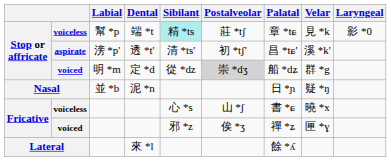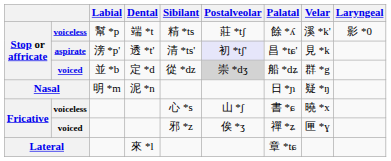(181, 31) paleturquoise background -> (181, 31) no background
(283, 31) 章 *tɕ -> (283, 31) 餘 *ʎ
(317, 31) 見 *k -> (317, 31) 溪 *k'
(233, 50) no background -> (233, 50) lavender background
(317, 50) 溪 *k' -> (317, 50) 見 *k
(107, 69) 明 *m -> (107, 69) 並 *b
(107, 88) 並 *b -> (107, 88) 明 *m
(283, 146) 餘 *ʎ -> (283, 146) 章 *tɕ
